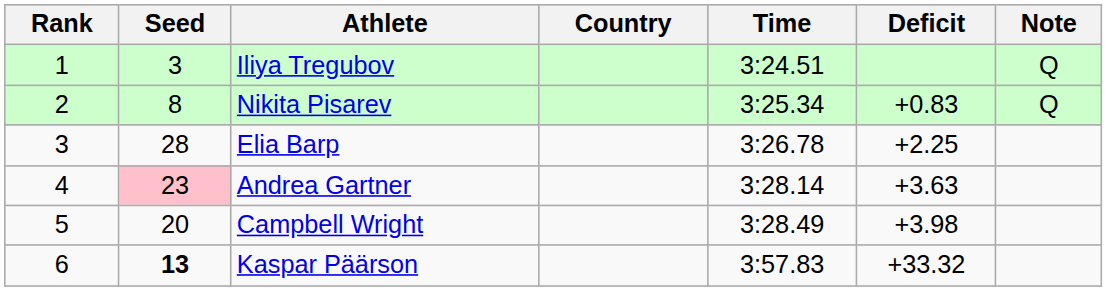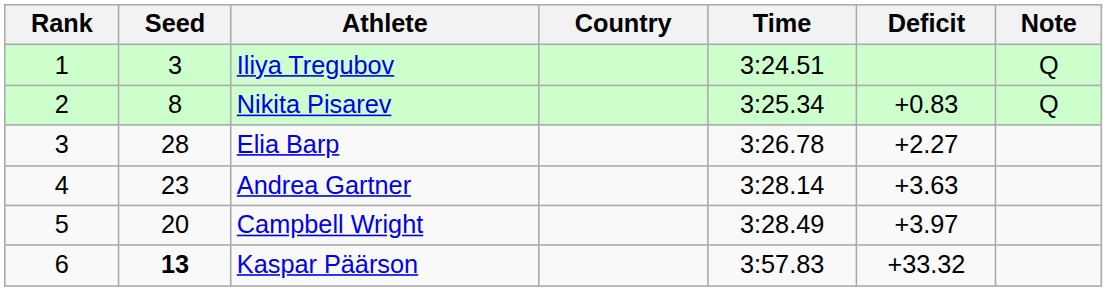(926, 144) +2.25 -> (926, 144) +2.27
(175, 184) pink background -> (175, 184) no background
(926, 225) +3.98 -> (926, 225) +3.97
